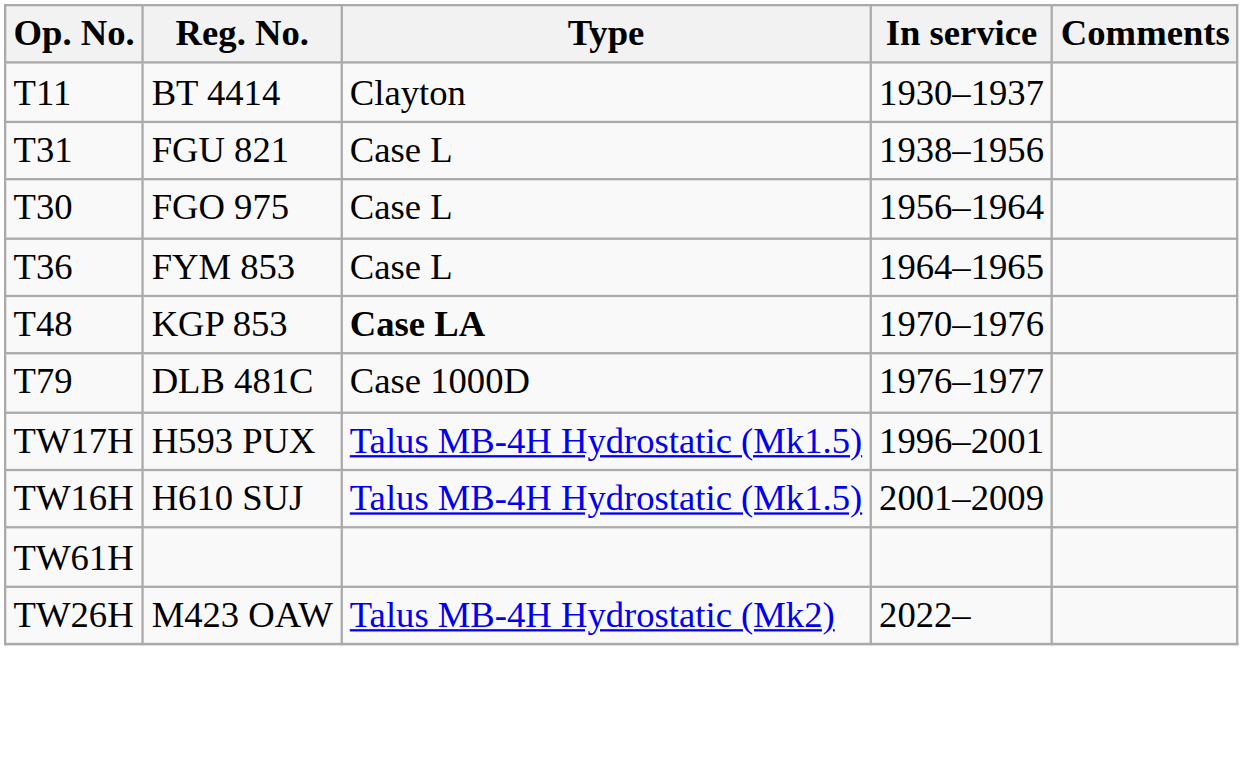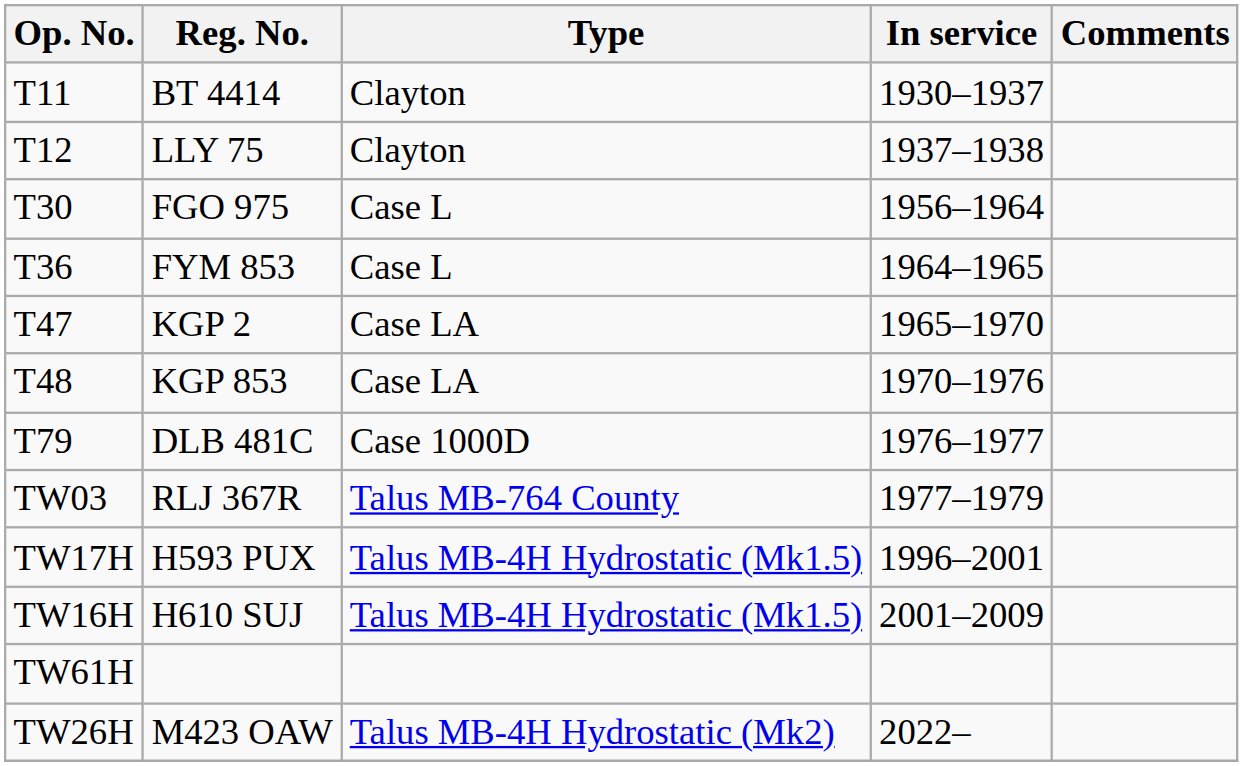+ row: (43, 149)
- row: (43, 149)
+ row: (43, 324)
(417, 324) bold -> (414, 382) normal
+ row: (60, 498)
